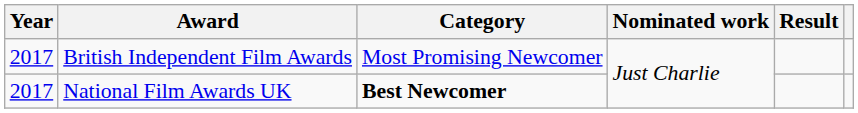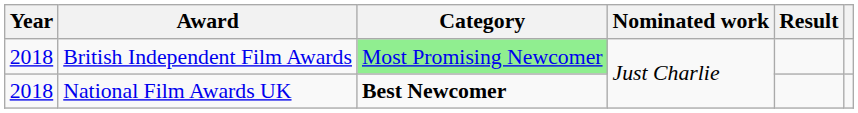(31, 56) 2017 -> (31, 56) 2018
(482, 56) no background -> (482, 56) lightgreen background
(31, 90) 2017 -> (31, 90) 2018
